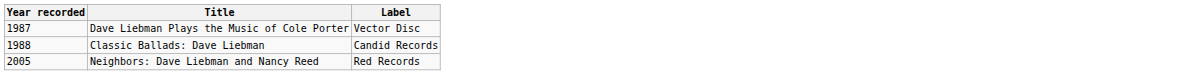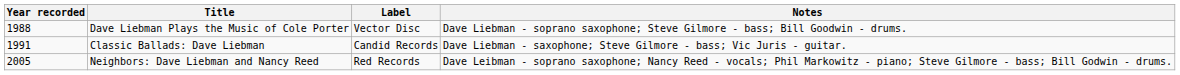+ column: (808, 13)
(19, 29) 1987 -> (19, 29) 1988
(19, 45) 1988 -> (19, 45) 1991
